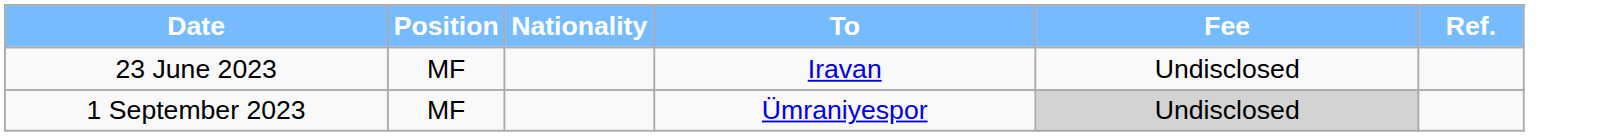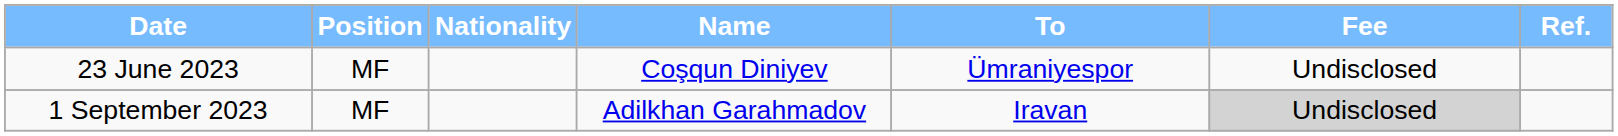+ column: (734, 26)
(845, 68) Iravan -> (1050, 68) Ümraniyespor
(845, 111) Ümraniyespor -> (1050, 111) Iravan
